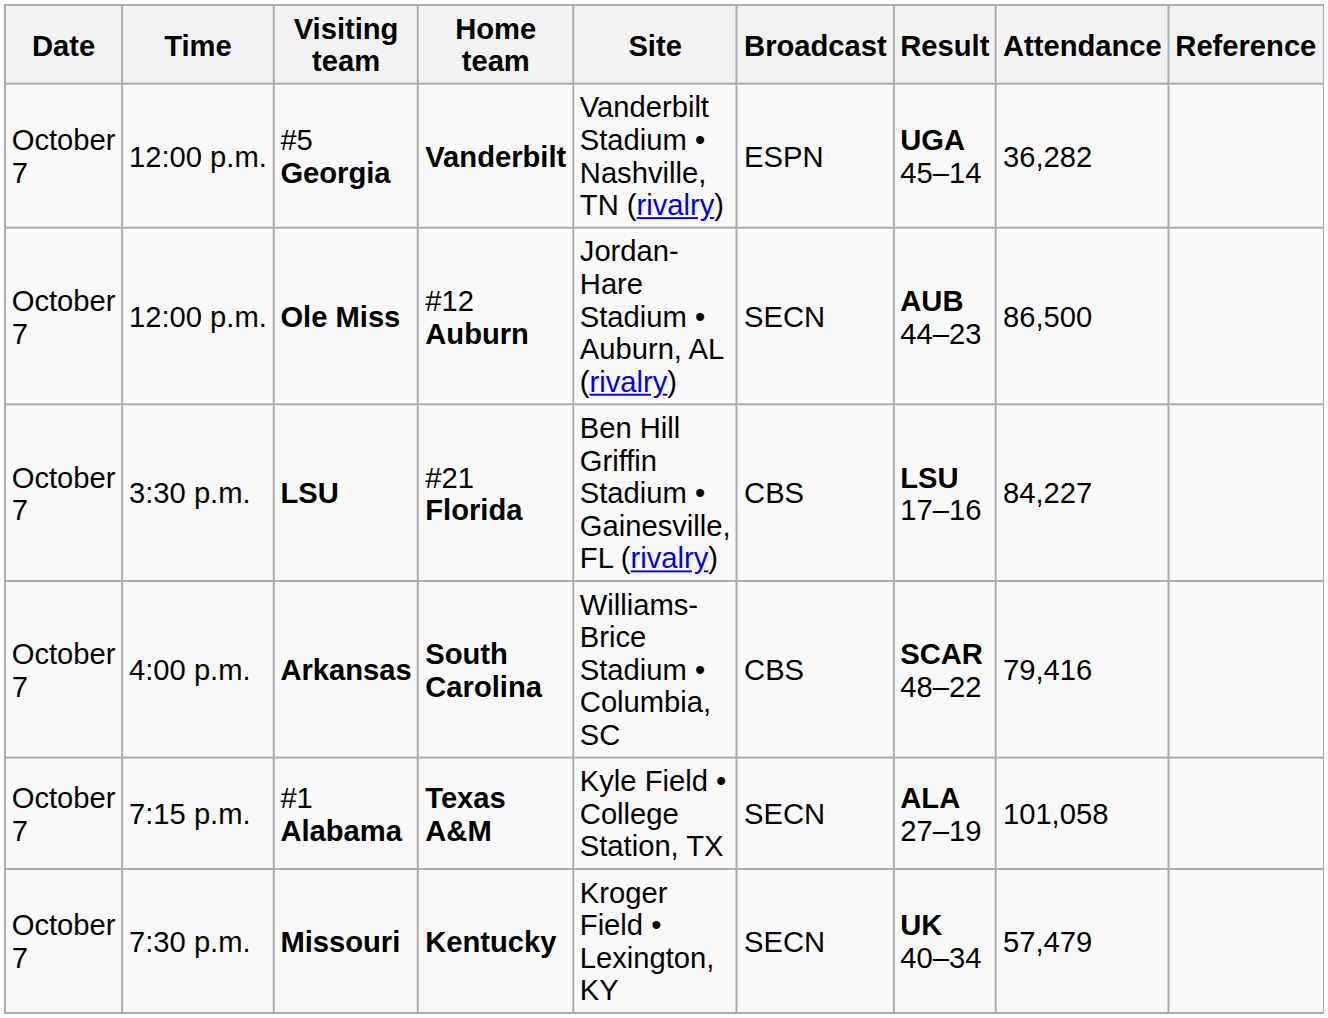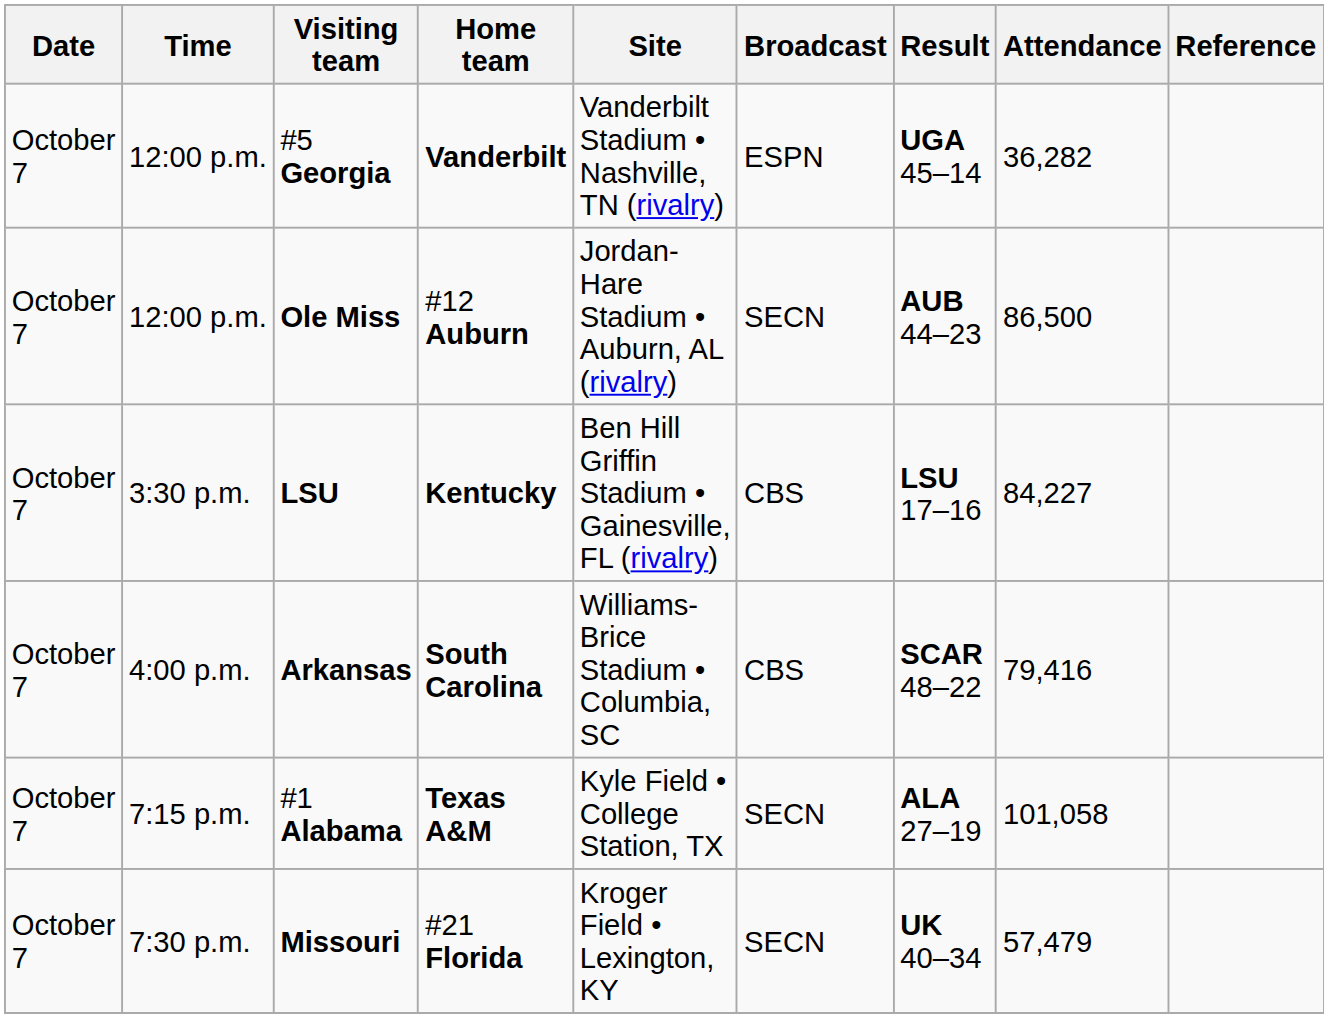(474, 493) #21 Florida -> (491, 493) Kentucky
(491, 942) Kentucky -> (474, 942) #21 Florida
